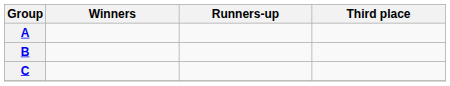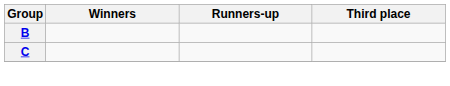- row: (25, 33)
